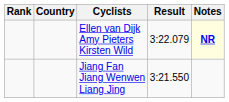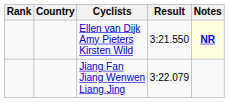(169, 39) 3:22.079 -> (169, 39) 3:21.550
(169, 78) 3:21.550 -> (169, 78) 3:22.079
